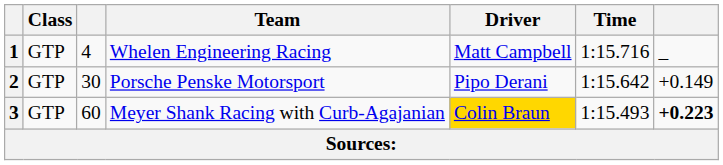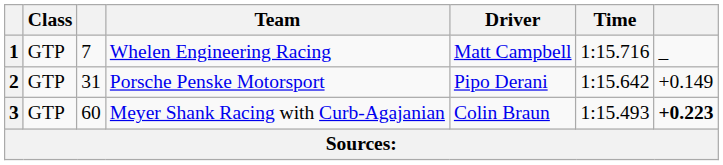(86, 50) 4 -> (86, 50) 7
(91, 81) 30 -> (91, 81) 31
(502, 112) gold background -> (502, 112) no background
